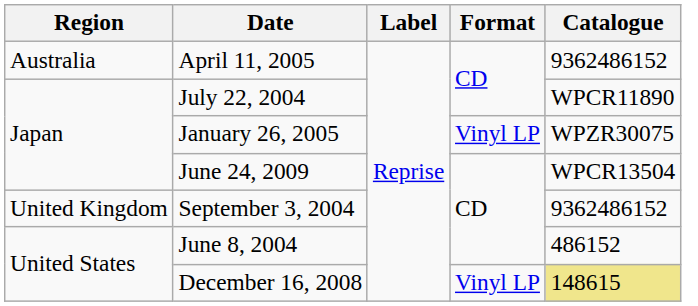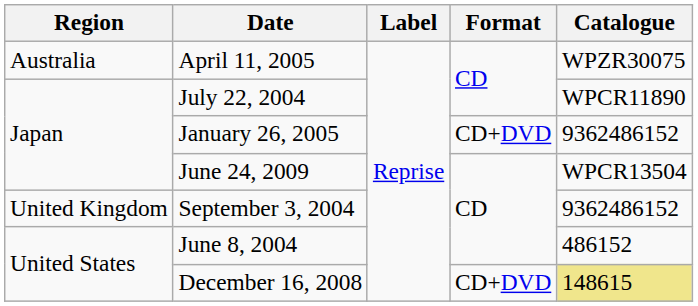(609, 60) 9362486152 -> (624, 60) WPZR30075
(497, 134) Vinyl LP -> (503, 134) CD+DVD
(612, 134) WPZR30075 -> (620, 134) 9362486152
(497, 282) Vinyl LP -> (503, 282) CD+DVD
